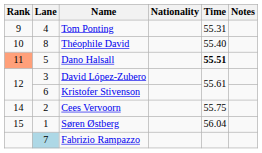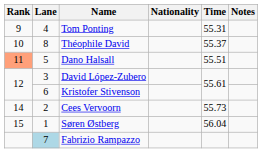(215, 44) 55.40 -> (215, 44) 55.37
(215, 60) bold -> (215, 60) normal
(215, 108) 55.75 -> (215, 108) 55.73
